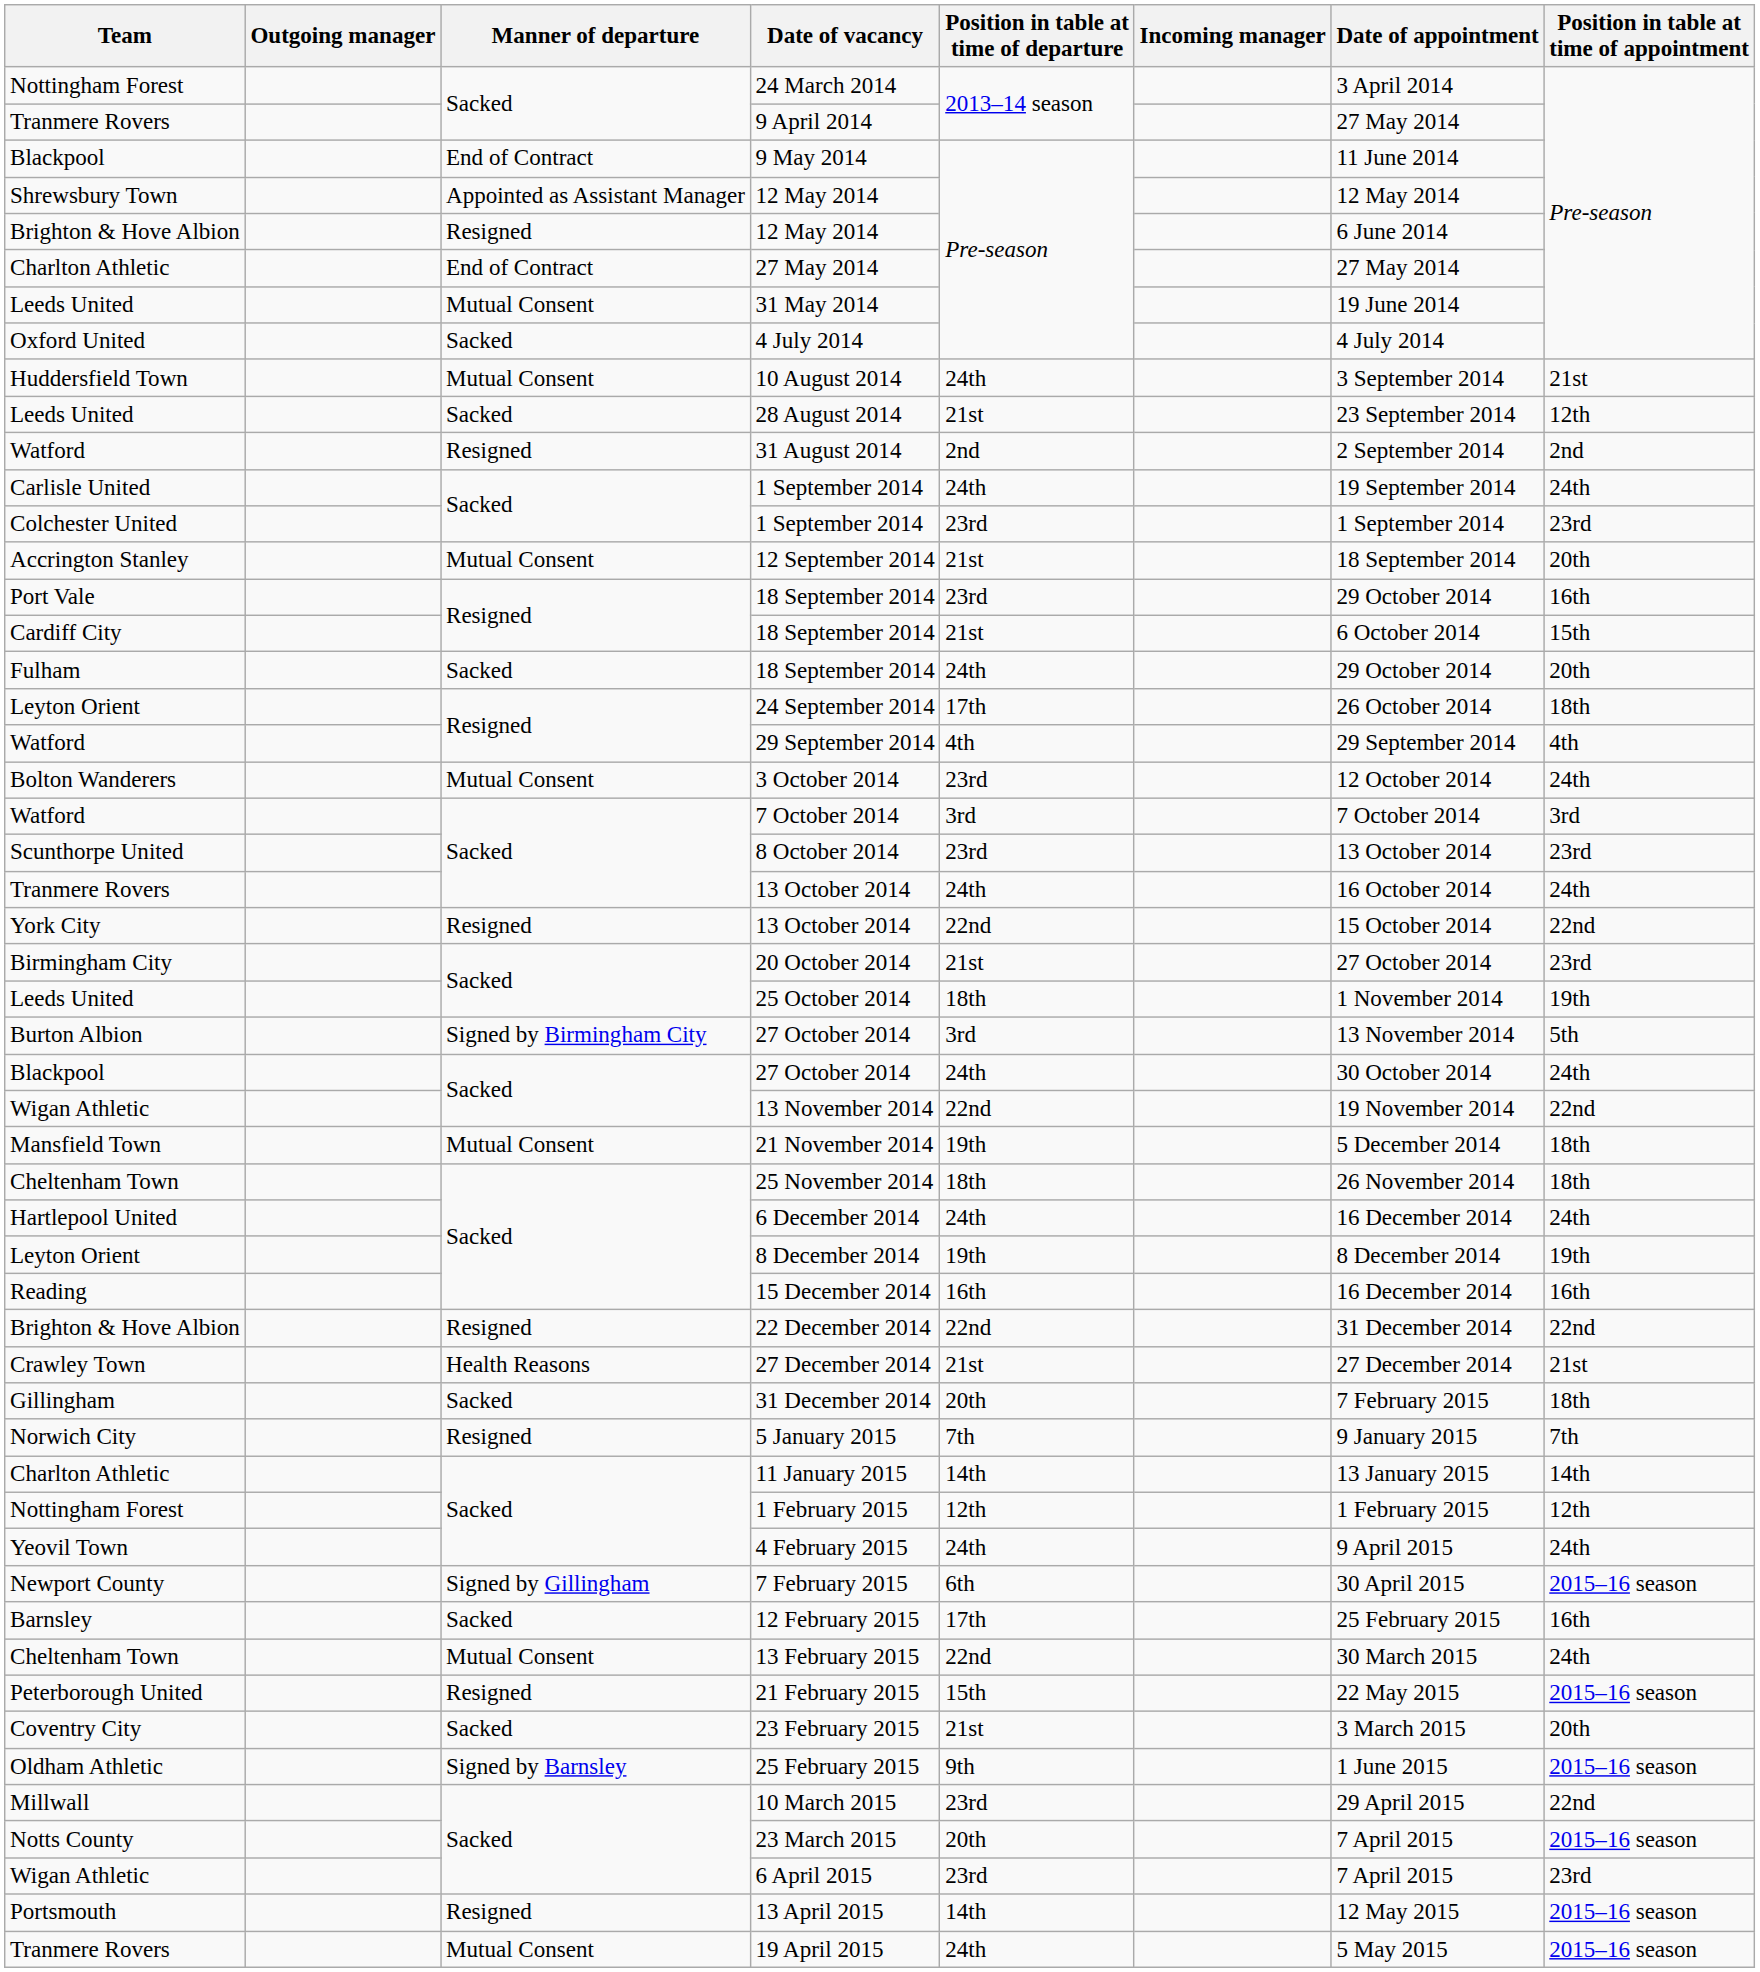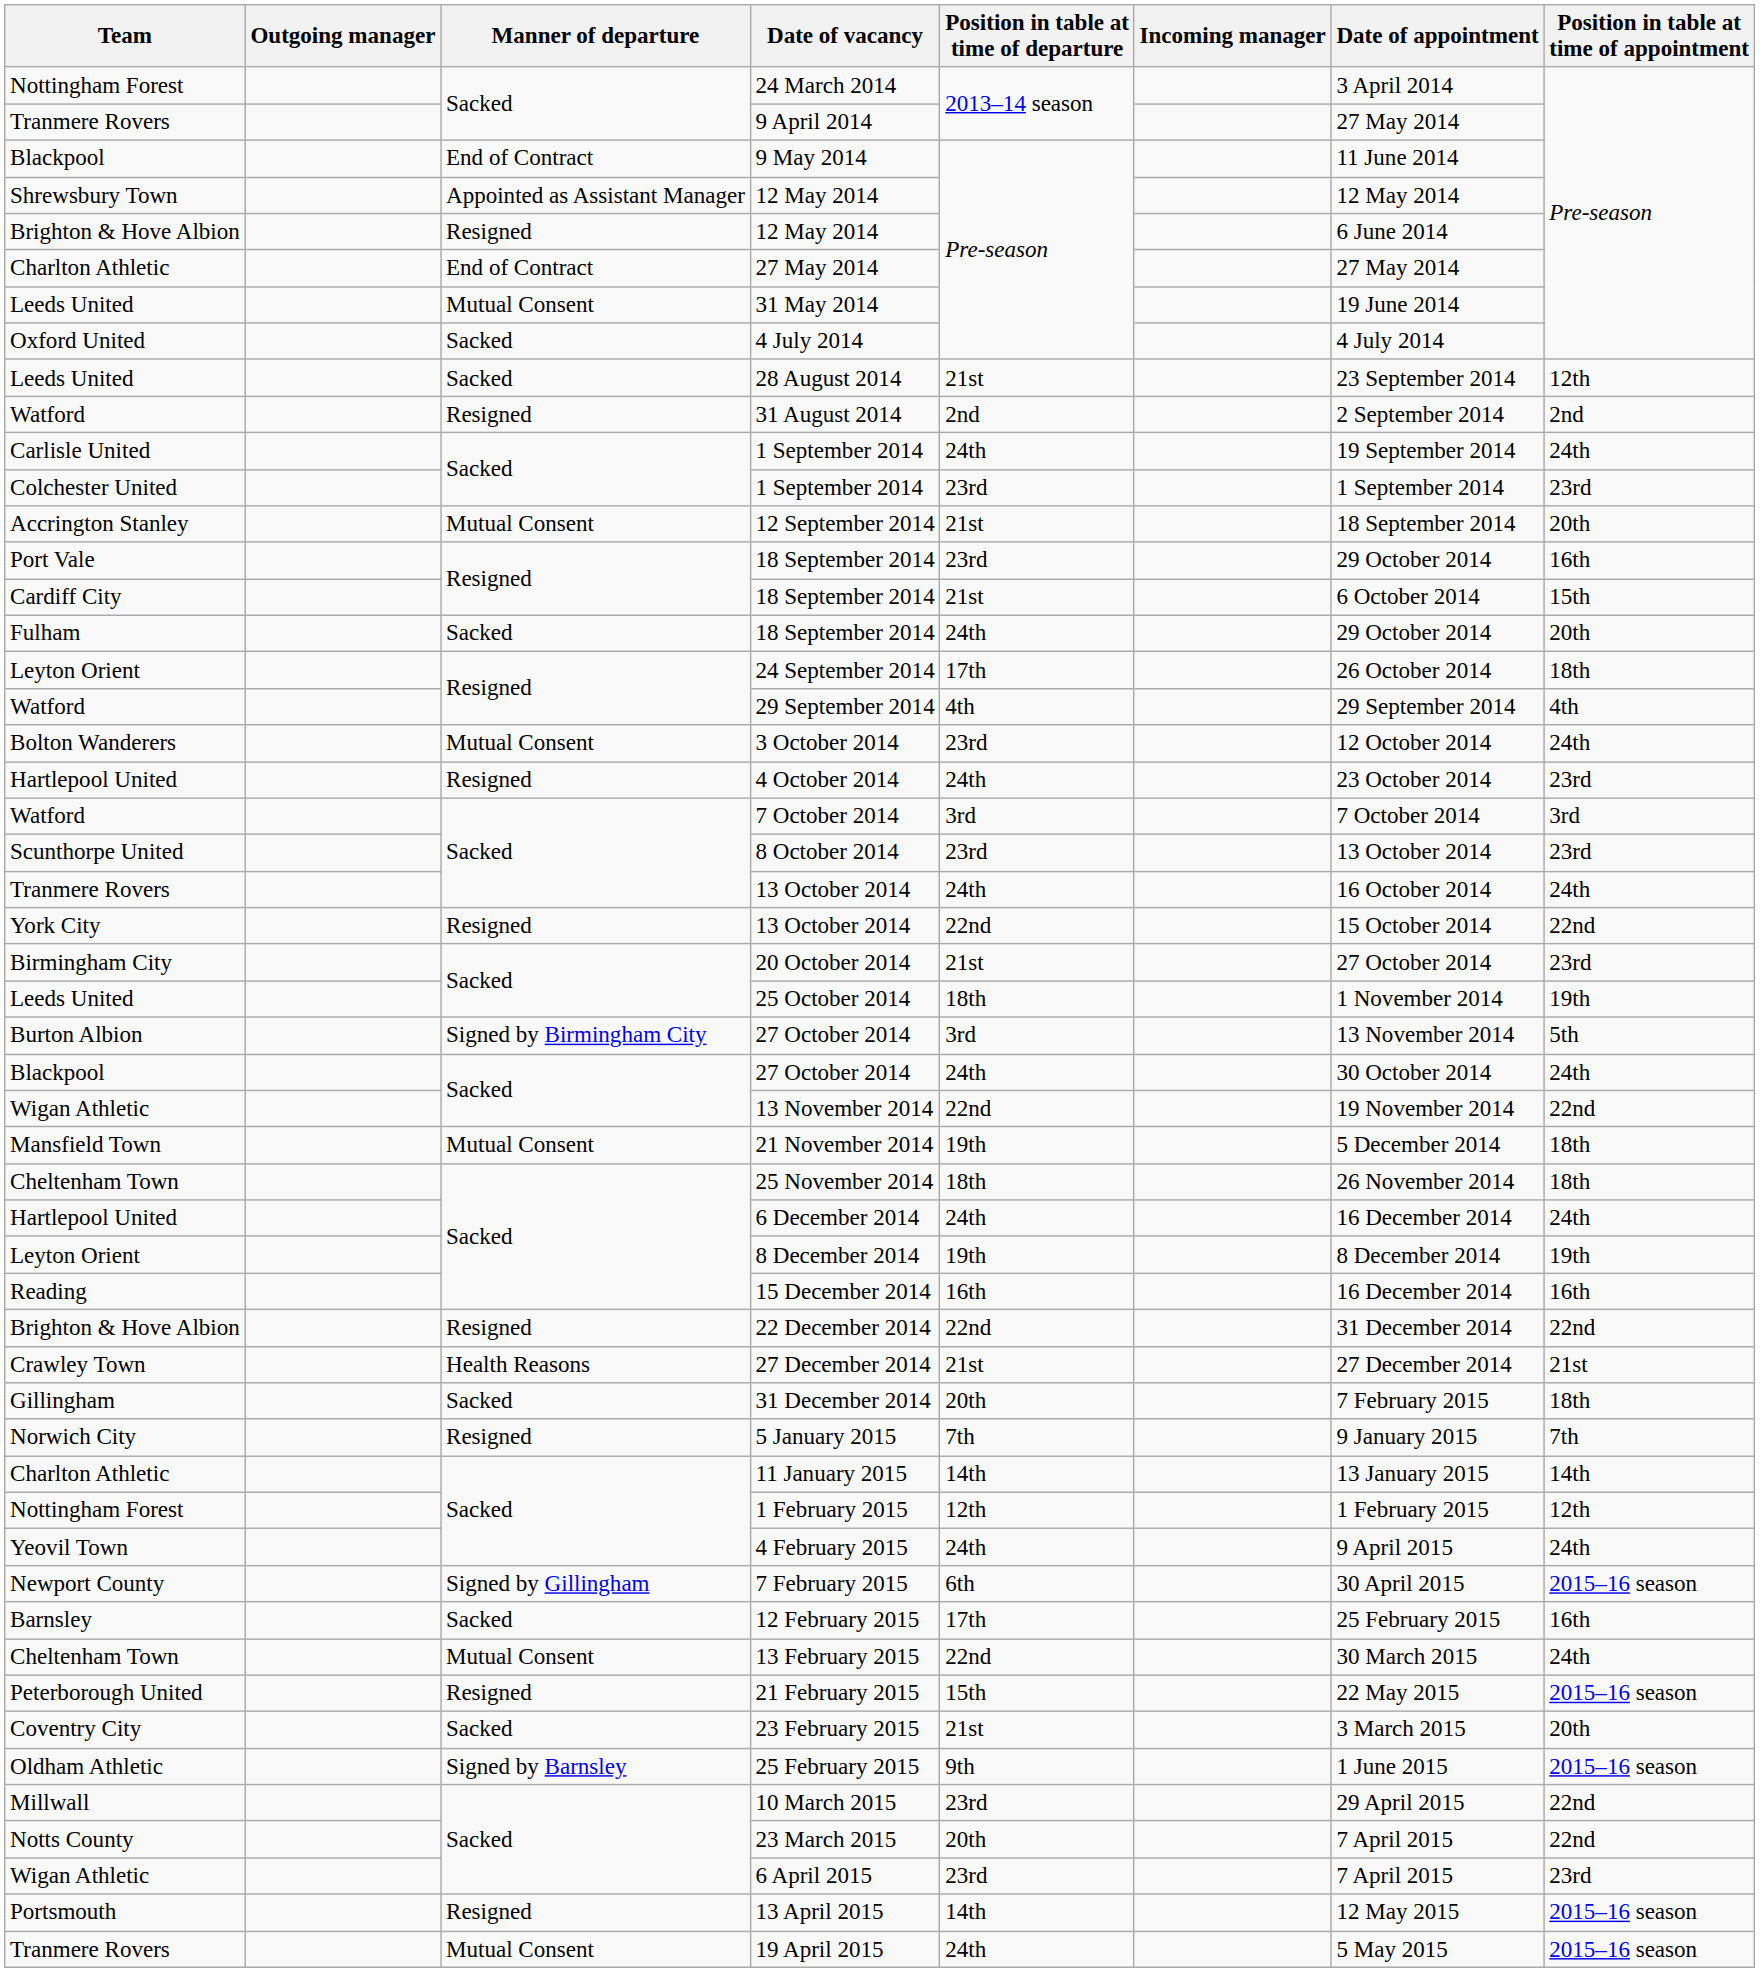- row: (99, 377)
+ row: (94, 779)
(1623, 1839) 2015–16 season -> (1572, 1839) 22nd
